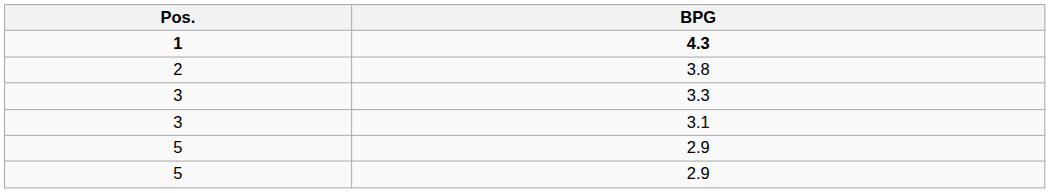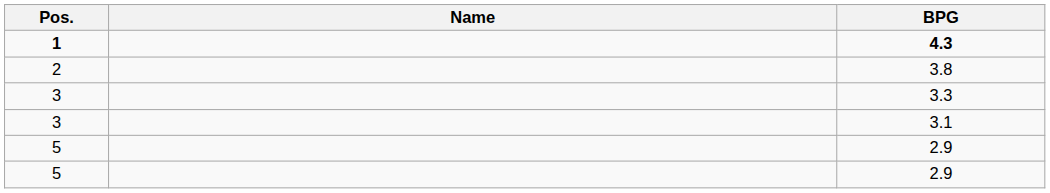+ column: (473, 17)
